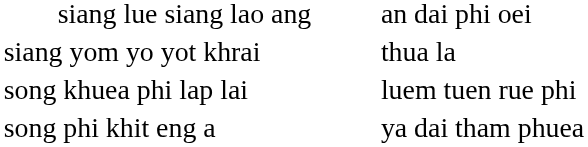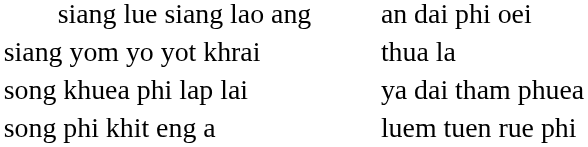(479, 90) luem tuen rue phi -> (483, 90) ya dai tham phuea
(483, 128) ya dai tham phuea -> (479, 128) luem tuen rue phi
